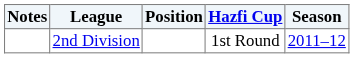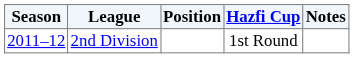columns swapped: (317, 16) <-> (27, 16)
